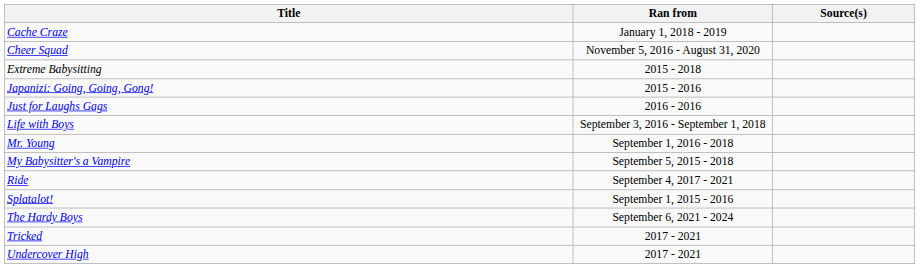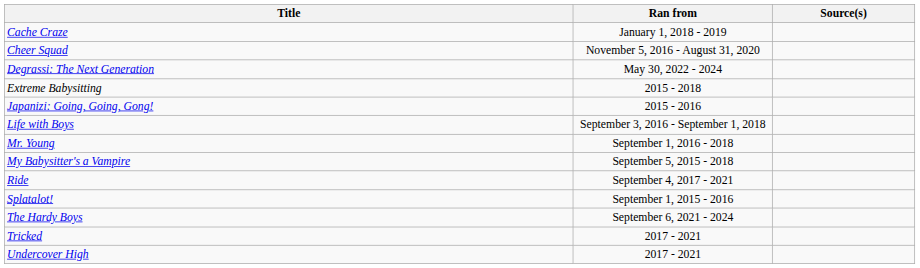+ row: (81, 69)
- row: (57, 106)
